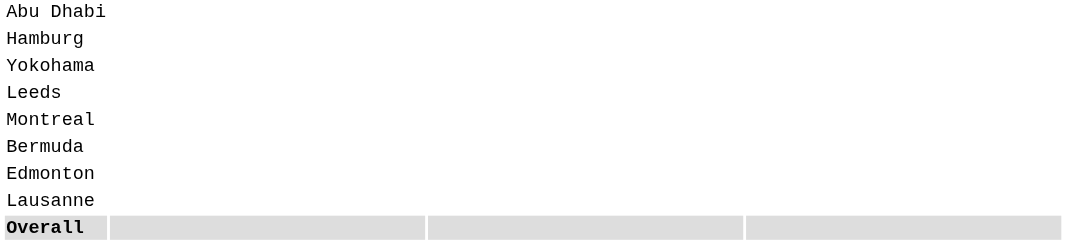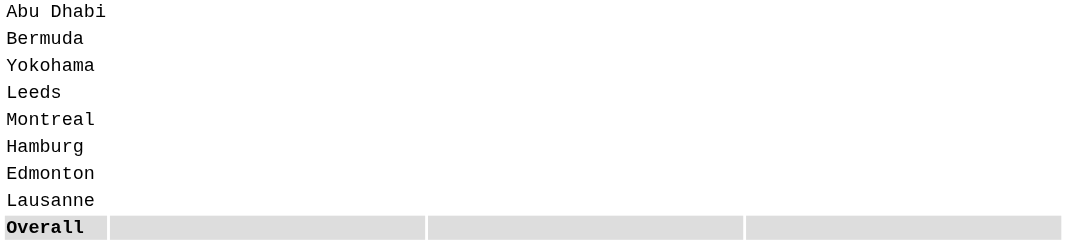rows swapped: (45, 147) <-> (45, 39)
